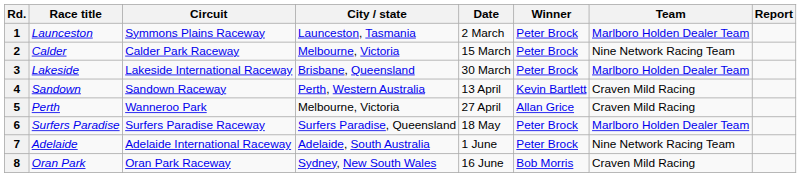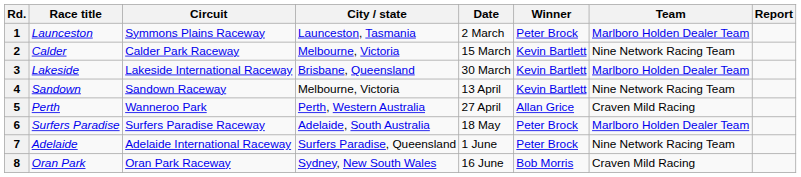(547, 51) Peter Brock -> (551, 51) Kevin Bartlett
(547, 70) Peter Brock -> (551, 70) Kevin Bartlett
(361, 89) Perth, Western Australia -> (349, 89) Melbourne, Victoria
(644, 89) Craven Mild Racing -> (663, 89) Nine Network Racing Team
(349, 107) Melbourne, Victoria -> (361, 107) Perth, Western Australia
(377, 126) Surfers Paradise, Queensland -> (364, 126) Adelaide, South Australia
(364, 145) Adelaide, South Australia -> (377, 145) Surfers Paradise, Queensland
